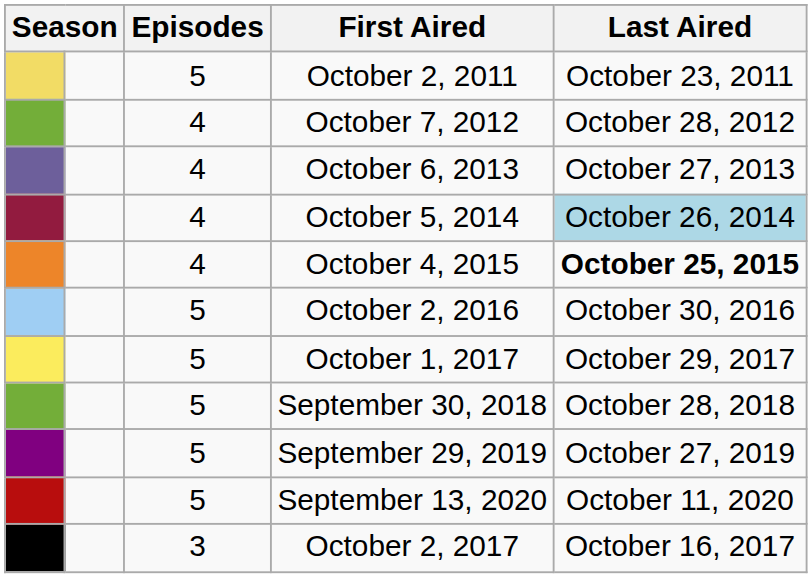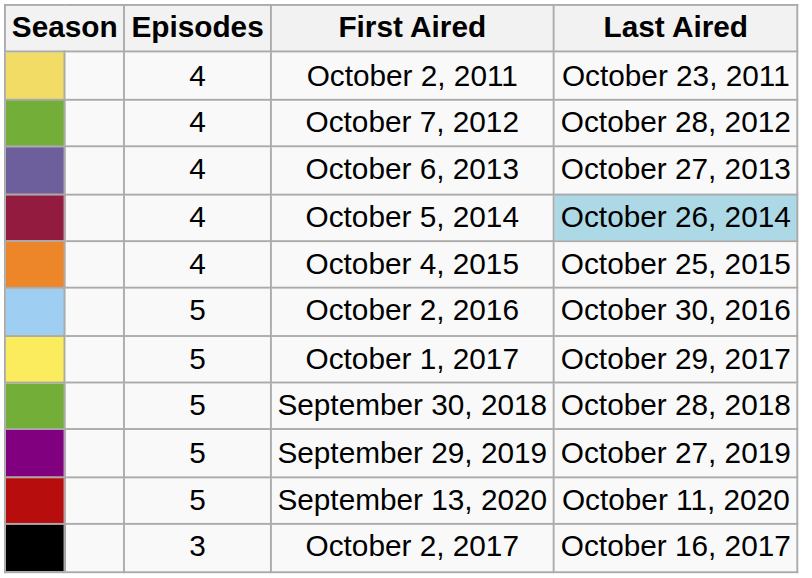(198, 75) 5 -> (198, 75) 4
(680, 264) bold -> (676, 264) normal
